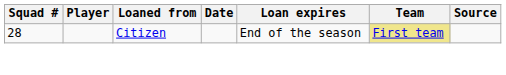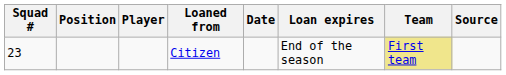+ column: (88, 21)
(14, 34) 28 -> (14, 54) 23
